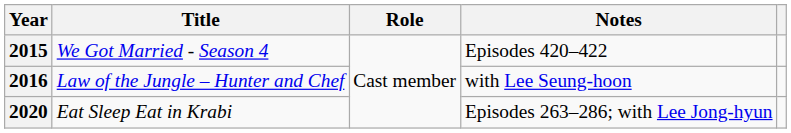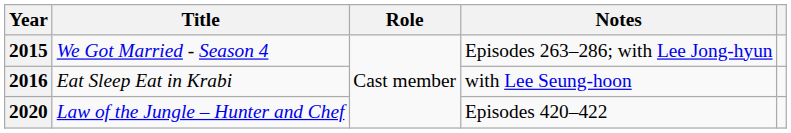(536, 50) Episodes 420–422 -> (619, 50) Episodes 263–286; with Lee Jong-hyun
(201, 81) Law of the Jungle – Hunter and Chef -> (144, 81) Eat Sleep Eat in Krabi
(144, 111) Eat Sleep Eat in Krabi -> (201, 111) Law of the Jungle – Hunter and Chef
(619, 111) Episodes 263–286; with Lee Jong-hyun -> (536, 111) Episodes 420–422
